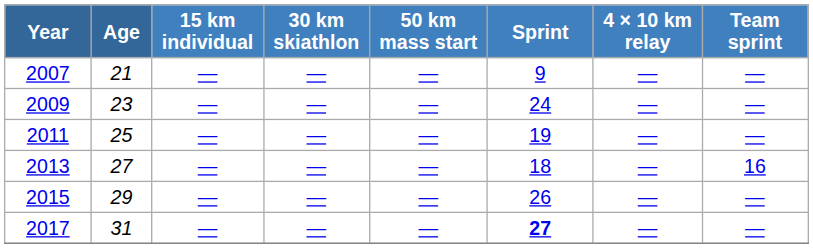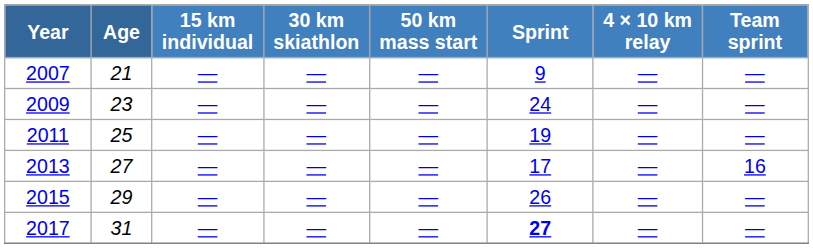(540, 166) 18 -> (540, 166) 17
